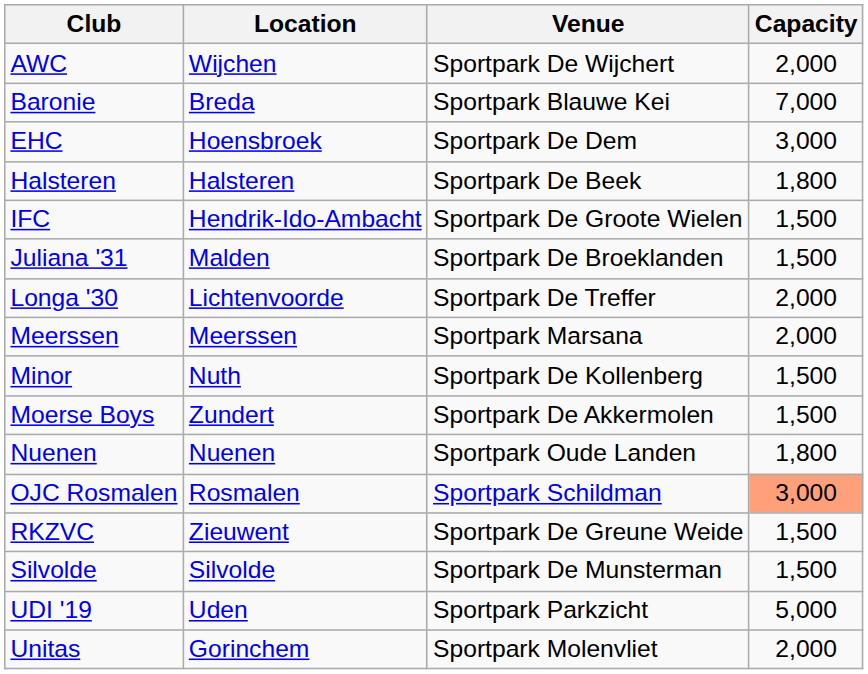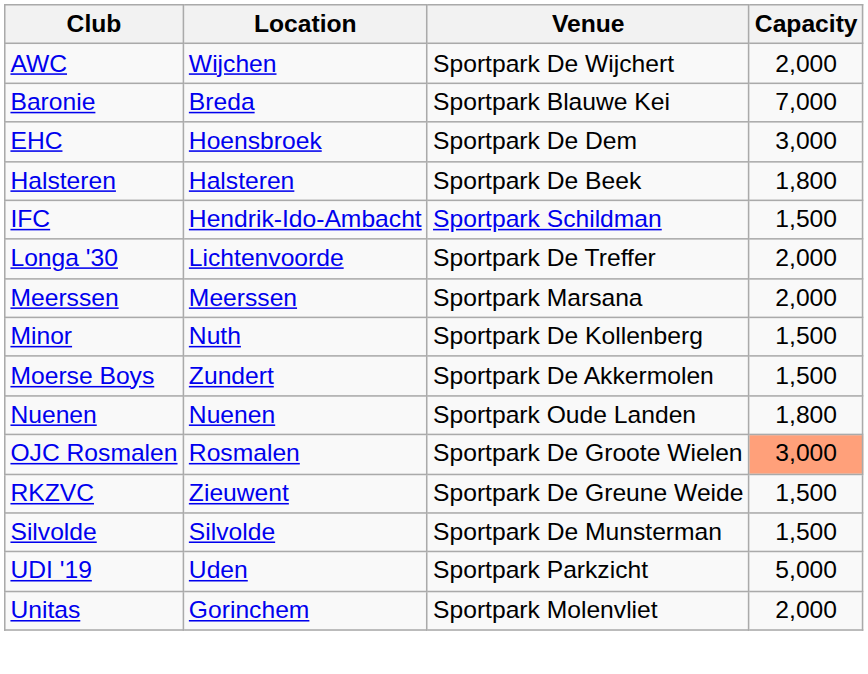(588, 219) Sportpark De Groote Wielen -> (547, 219) Sportpark Schildman
- row: (69, 258)
(547, 492) Sportpark Schildman -> (588, 453) Sportpark De Groote Wielen
